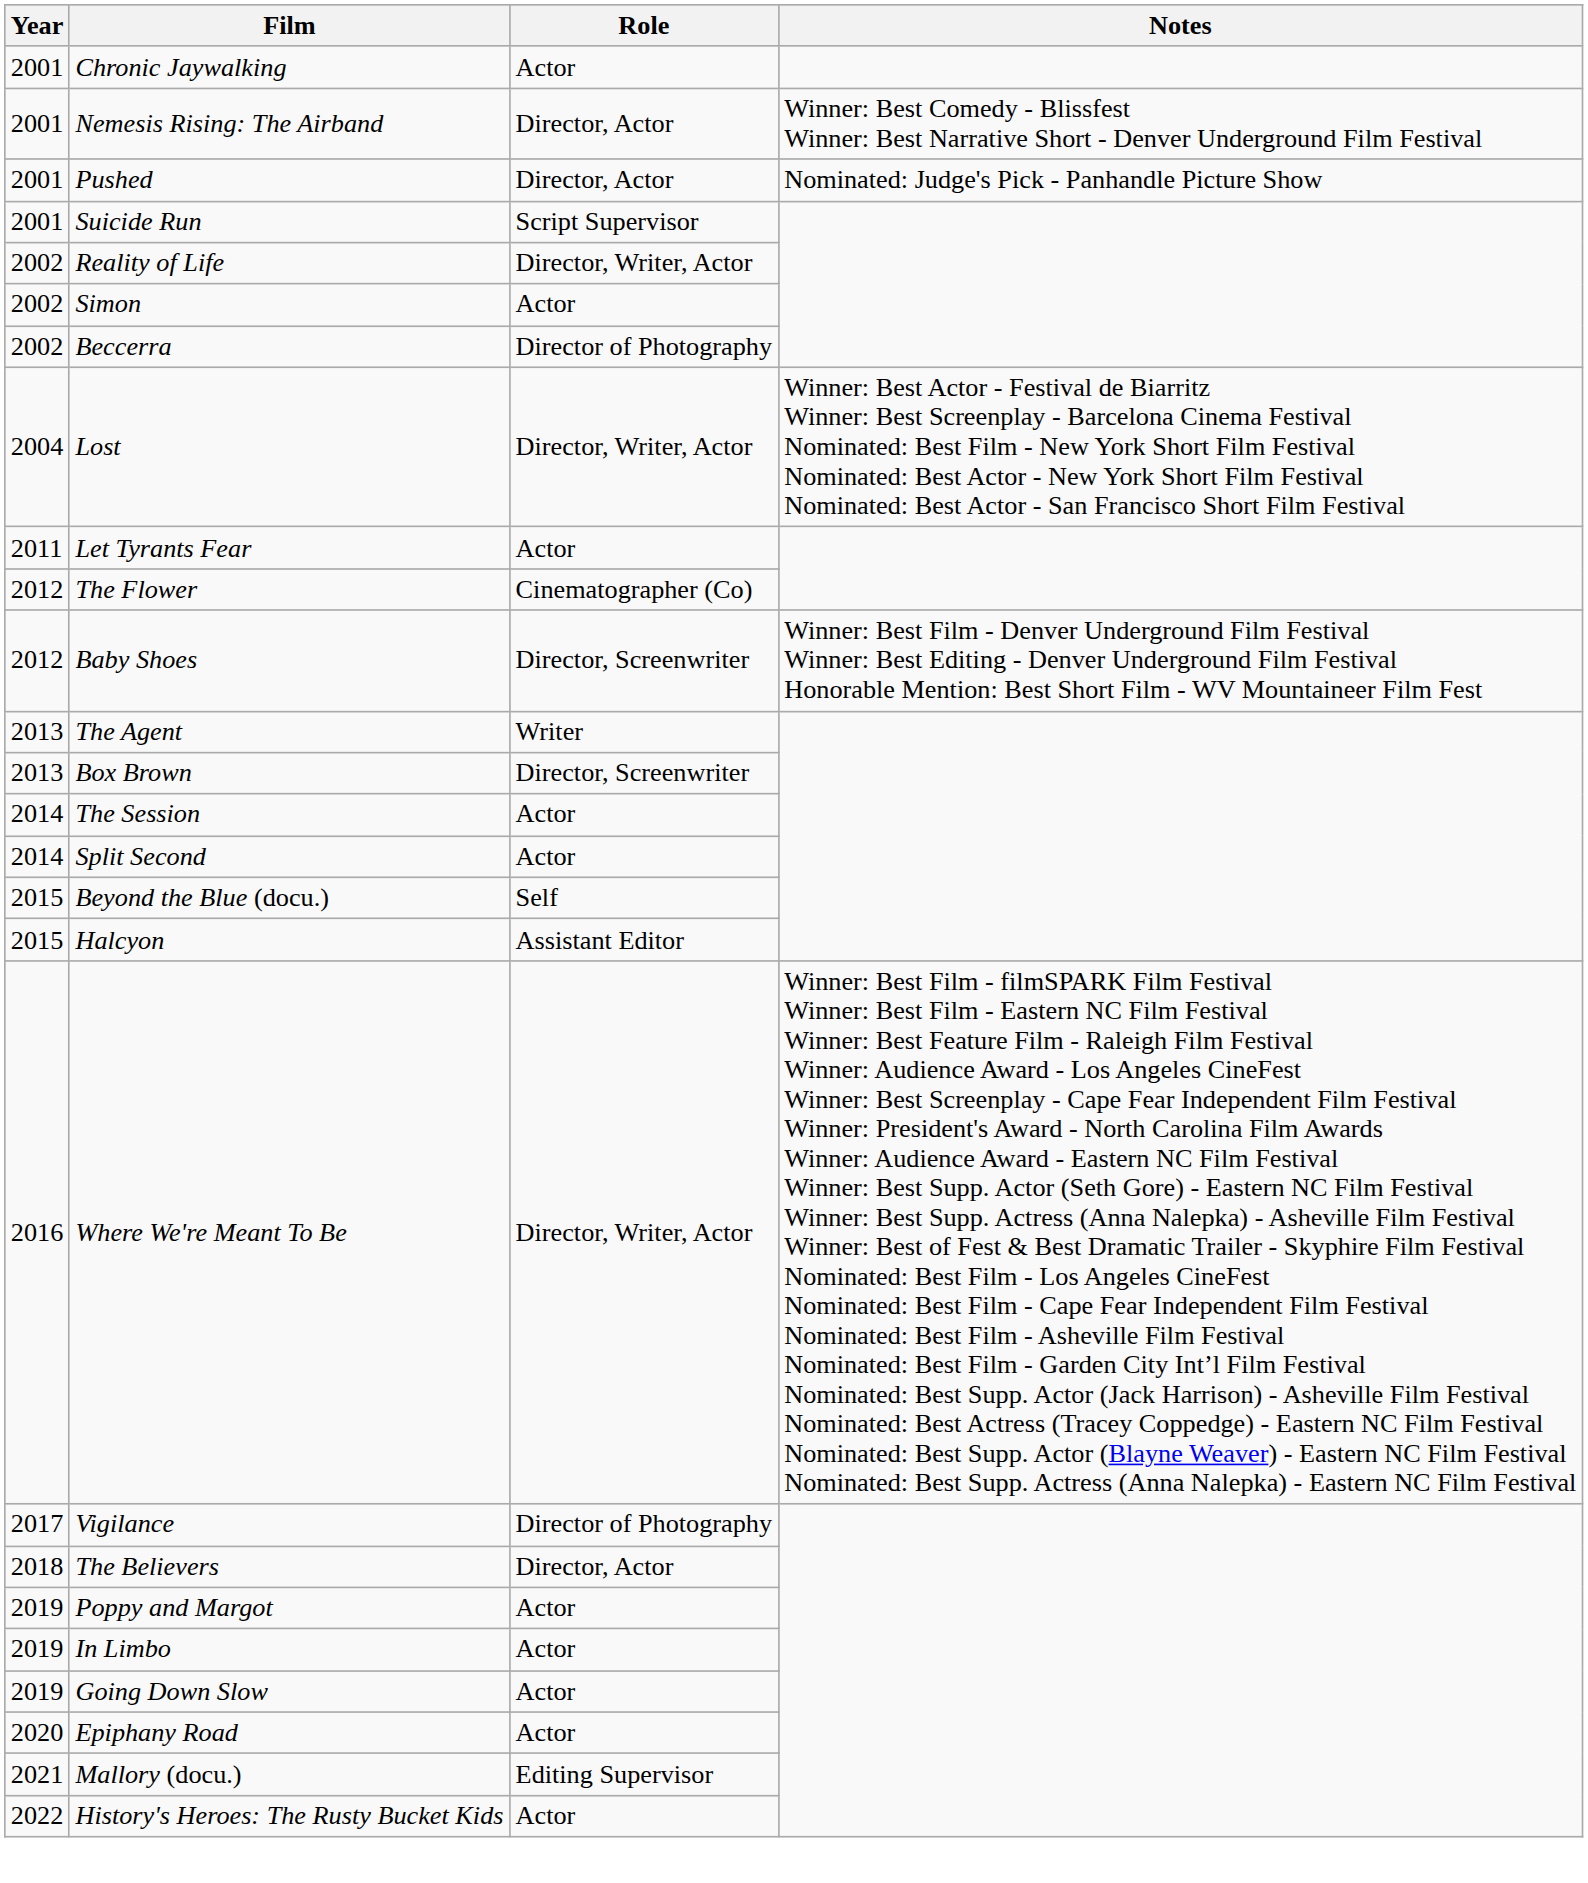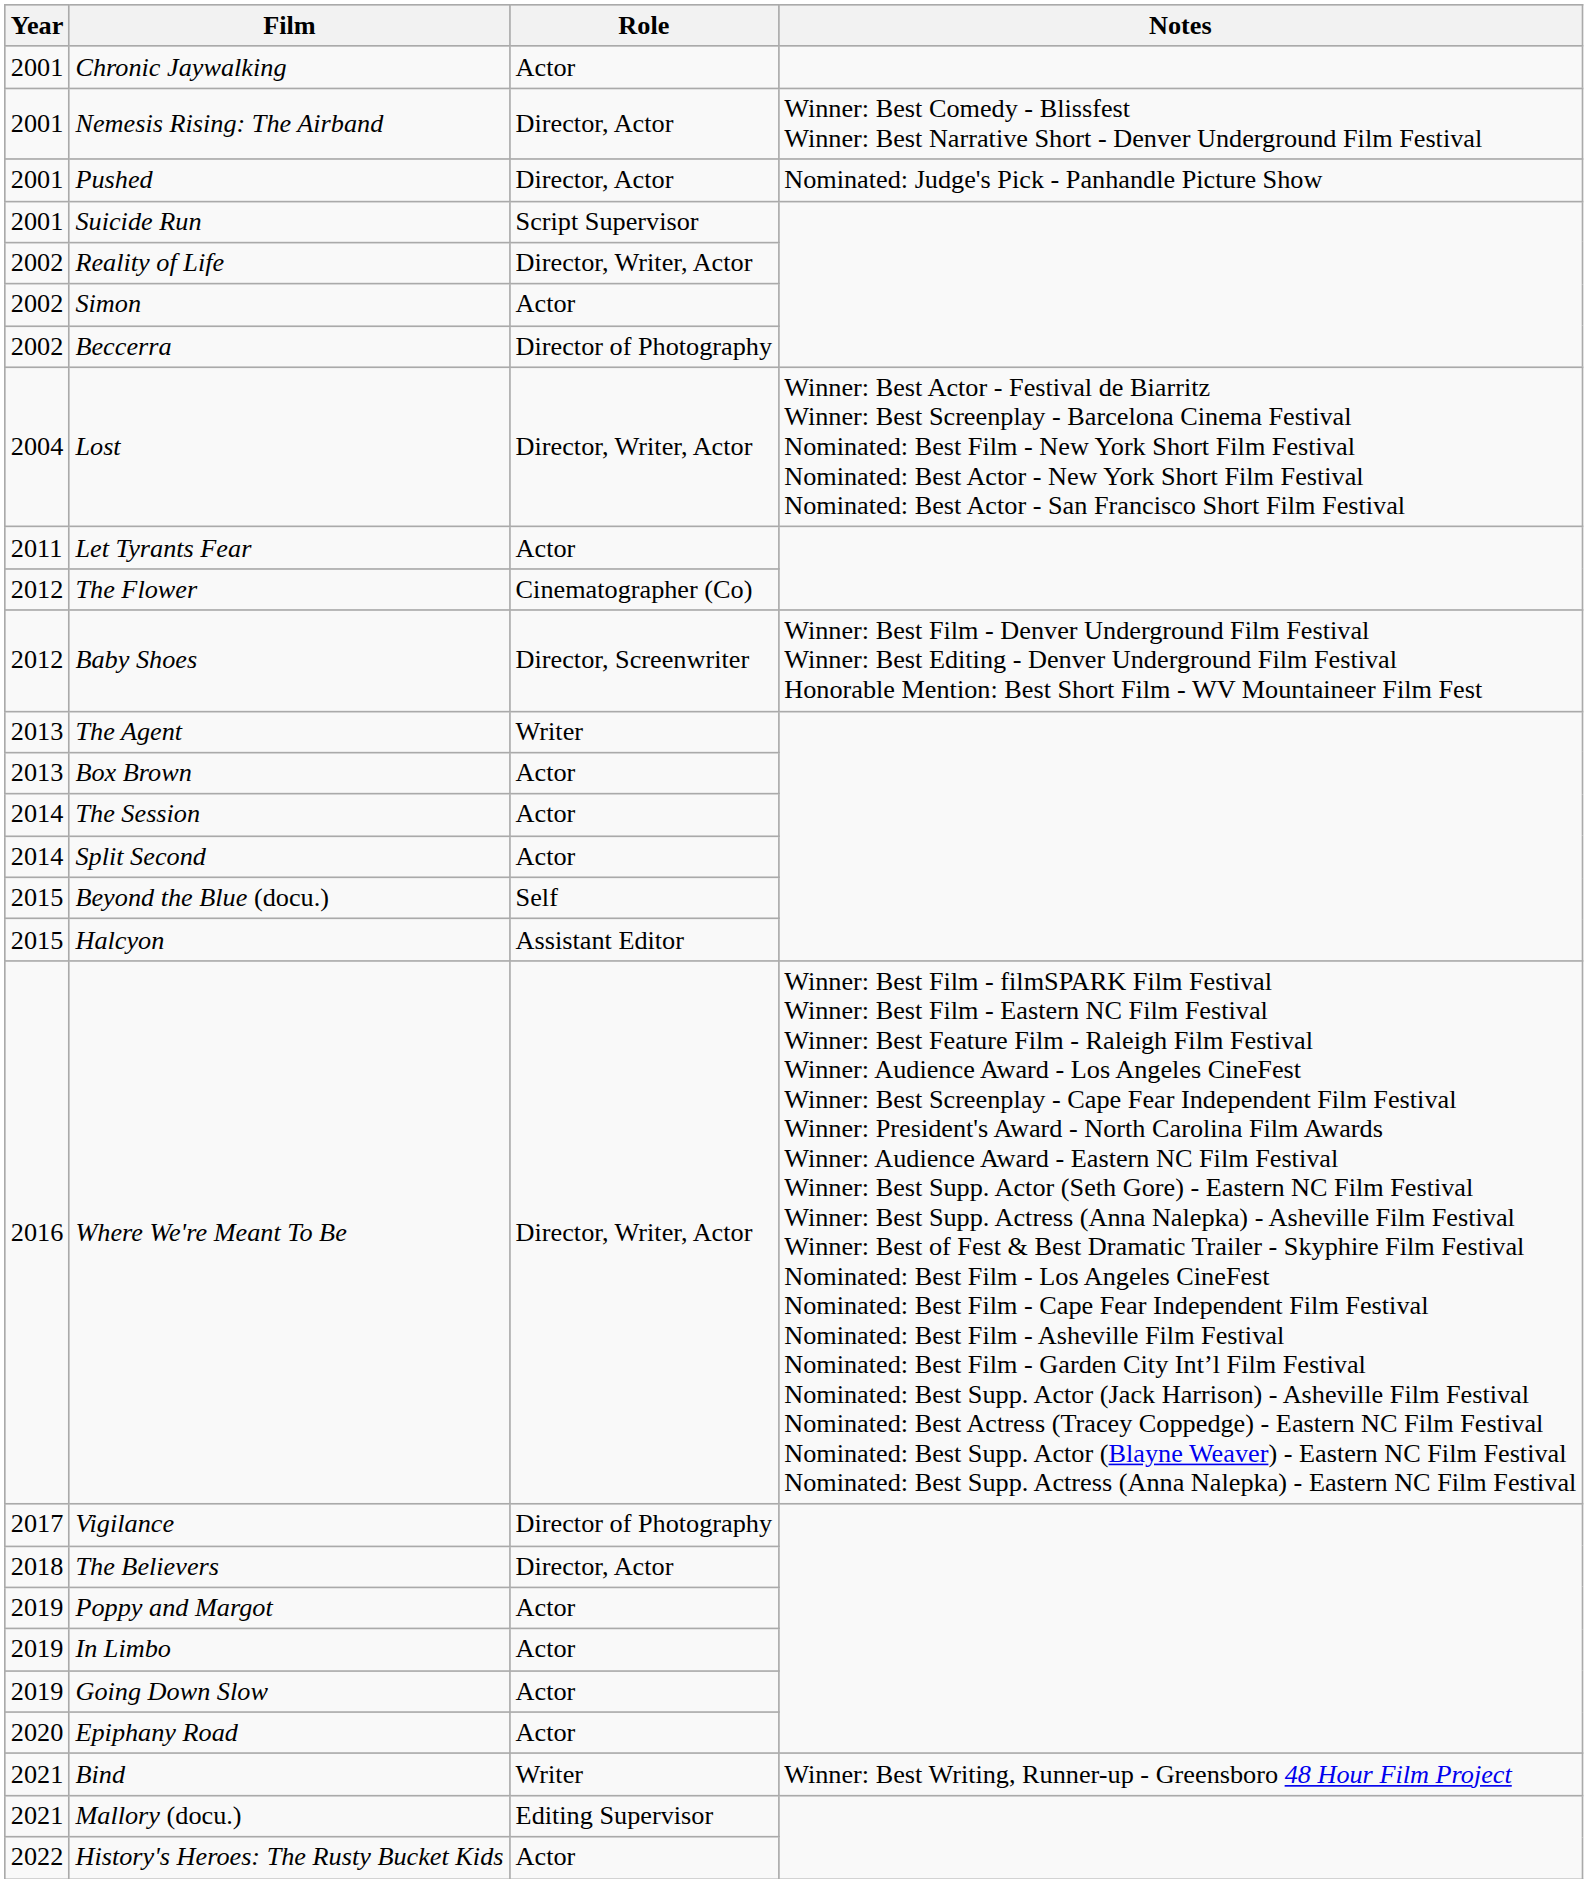(632, 772) Director, Screenwriter -> (545, 772) Actor
+ row: (100, 1774)
